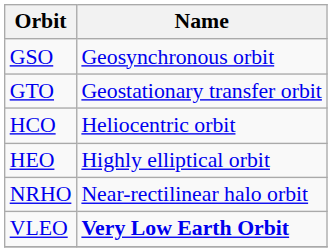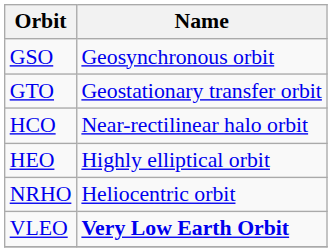(158, 125) Heliocentric orbit -> (195, 125) Near-rectilinear halo orbit
(195, 194) Near-rectilinear halo orbit -> (158, 194) Heliocentric orbit
